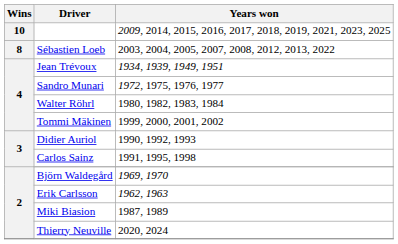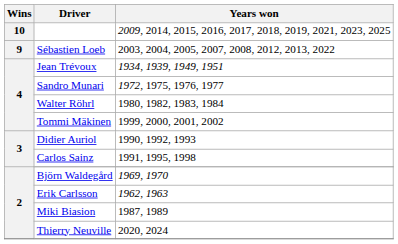(19, 49) 8 -> (19, 49) 9
